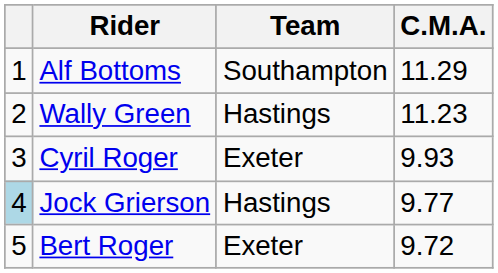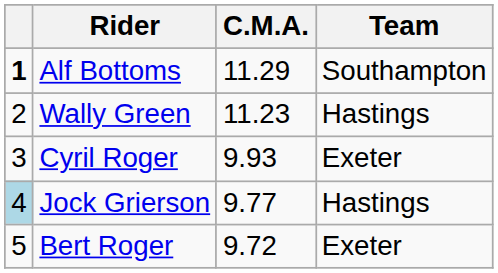columns swapped: (305, 26) <-> (443, 26)
(19, 70) normal -> (19, 70) bold
